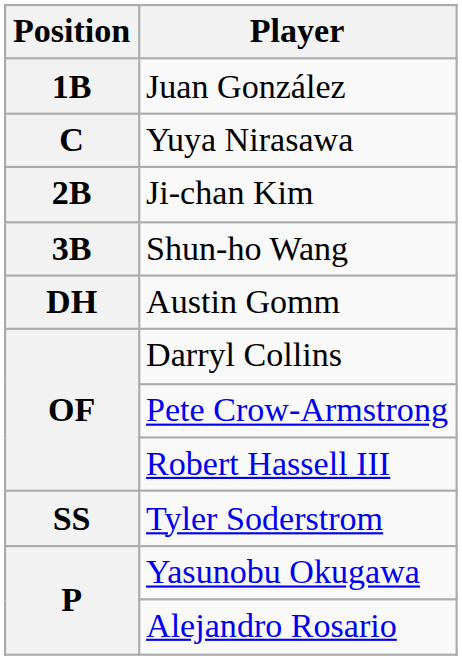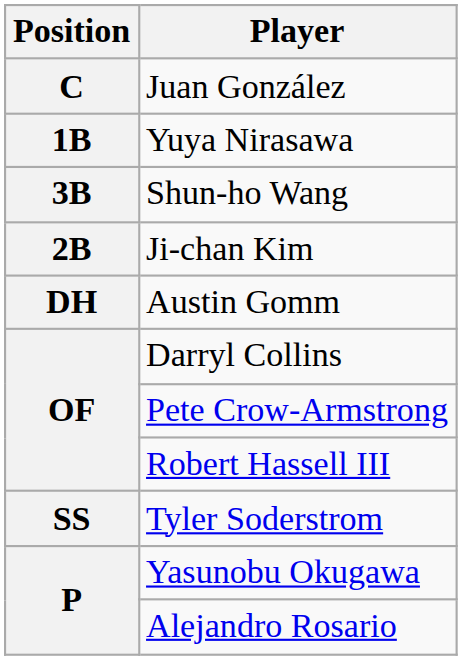(72, 85) 1B -> (72, 85) C
(72, 139) C -> (72, 139) 1B
rows swapped: (230, 193) <-> (247, 247)
